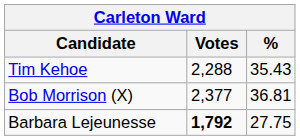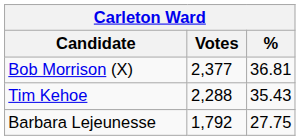rows swapped: (71, 95) <-> (48, 69)
(212, 122) bold -> (212, 122) normal
